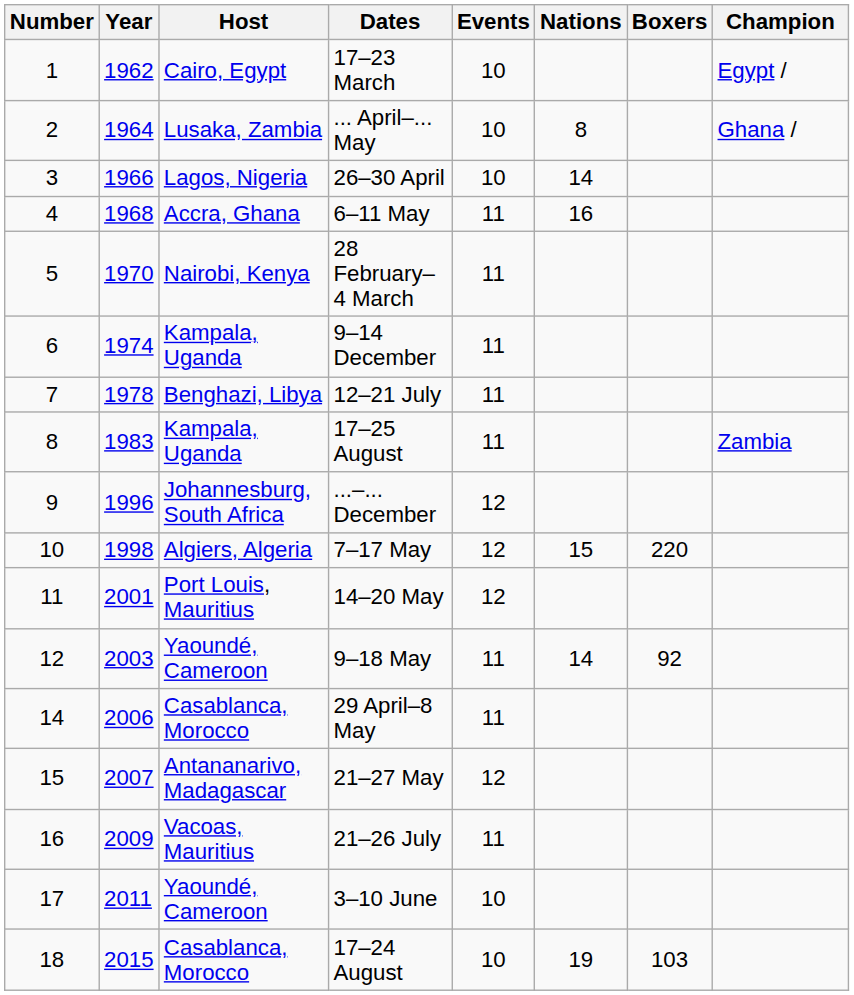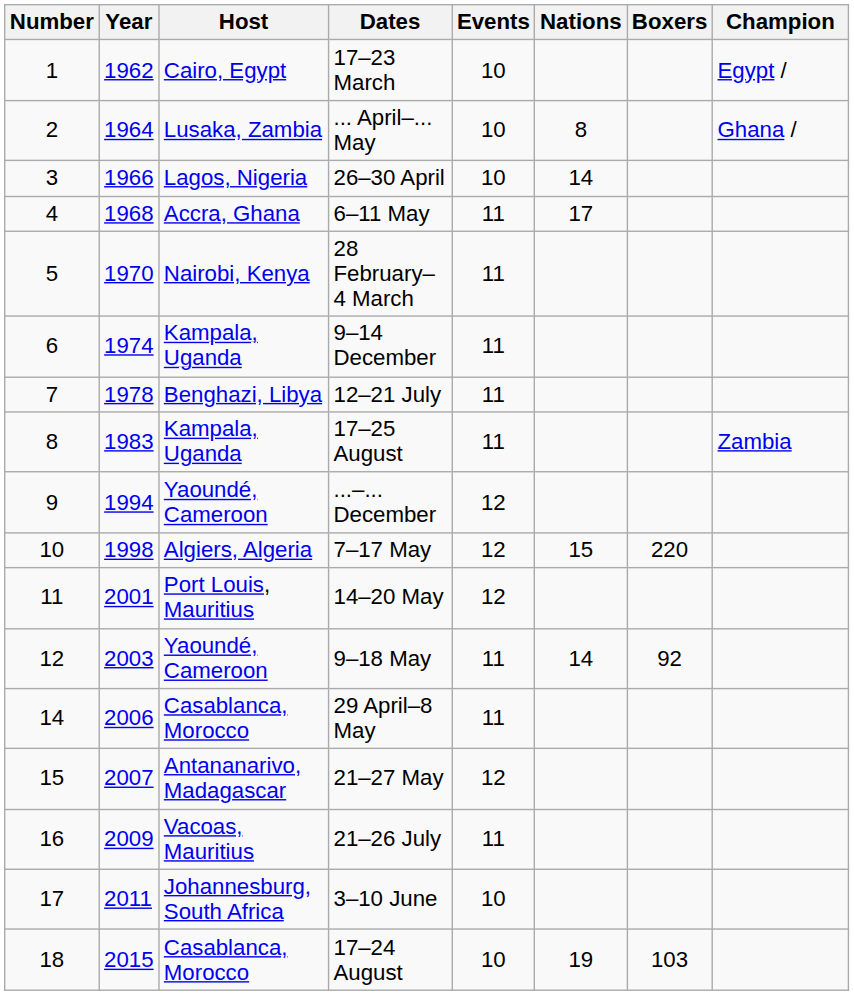(581, 213) 16 -> (581, 213) 17
(129, 502) 1996 -> (129, 502) 1994
(237, 502) Johannesburg, South Africa -> (216, 502) Yaoundé, Cameroon
(216, 899) Yaoundé, Cameroon -> (237, 899) Johannesburg, South Africa
